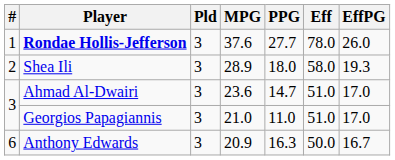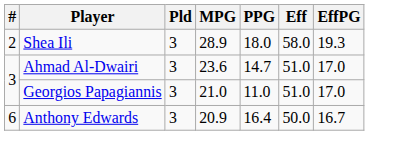- row: (105, 42)
(282, 142) 16.3 -> (257, 117) 16.4
